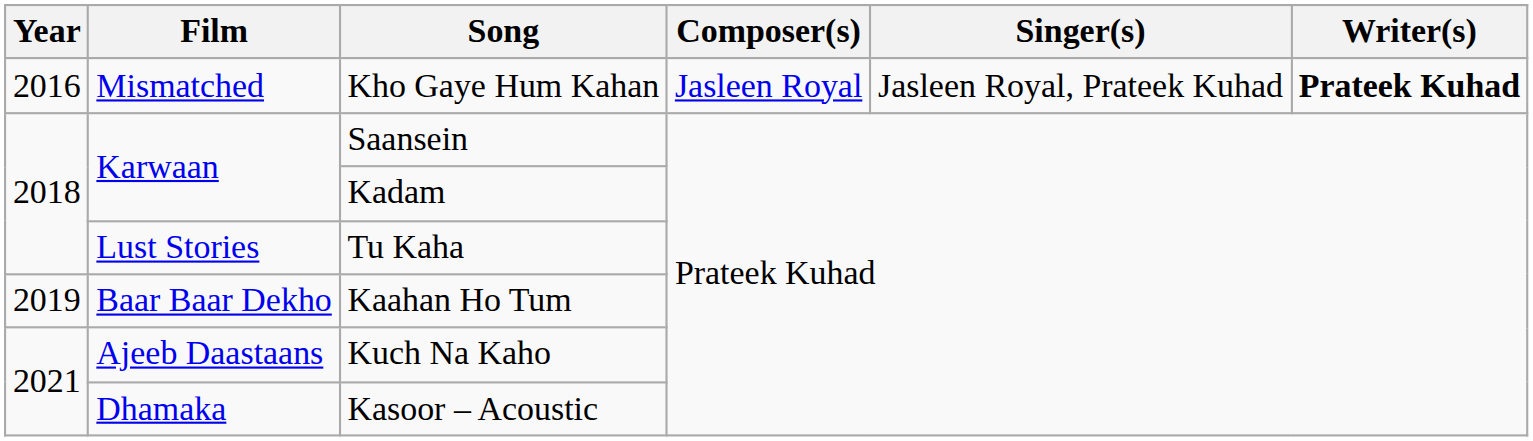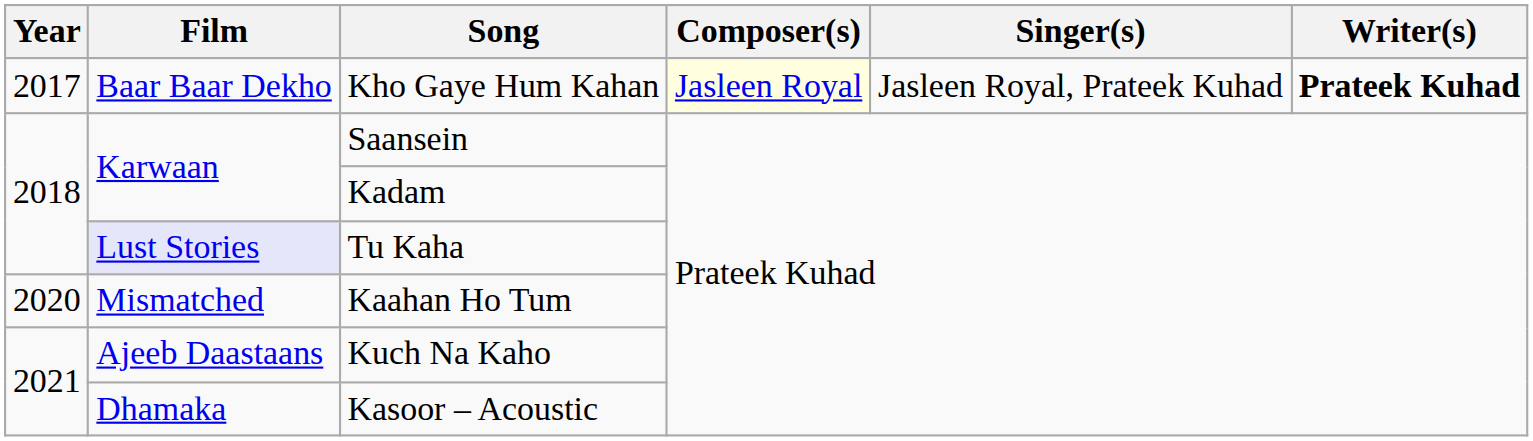(47, 85) 2016 -> (47, 85) 2017
(180, 85) Mismatched -> (214, 85) Baar Baar Dekho
(769, 85) no background -> (769, 85) lightyellow background
(178, 246) no background -> (178, 246) lavender background
(47, 300) 2019 -> (47, 300) 2020
(214, 300) Baar Baar Dekho -> (180, 300) Mismatched
